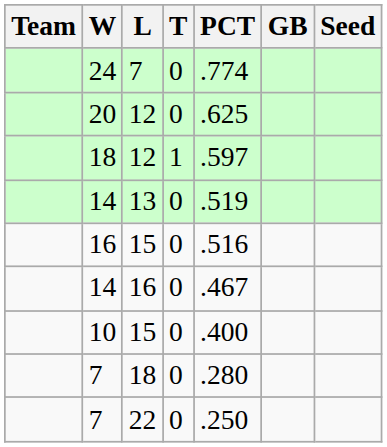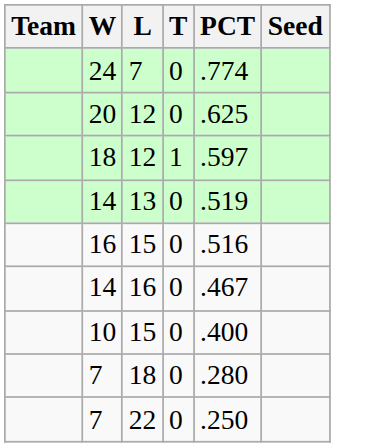- column: (288, 26)
